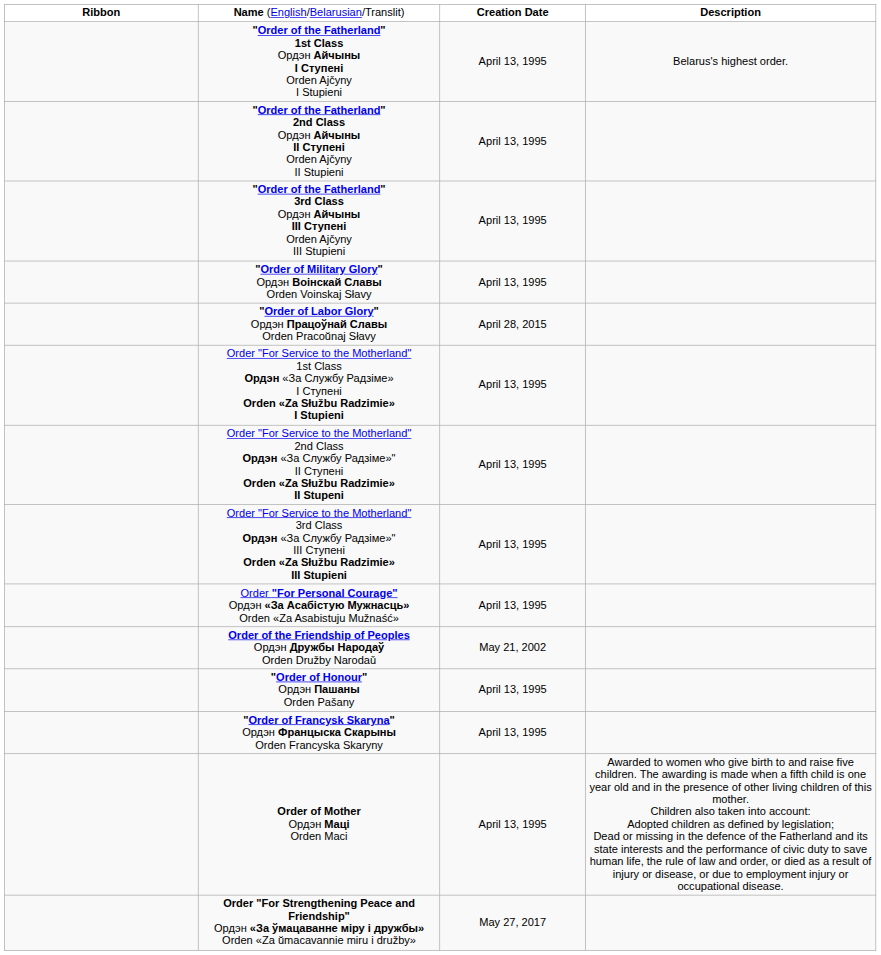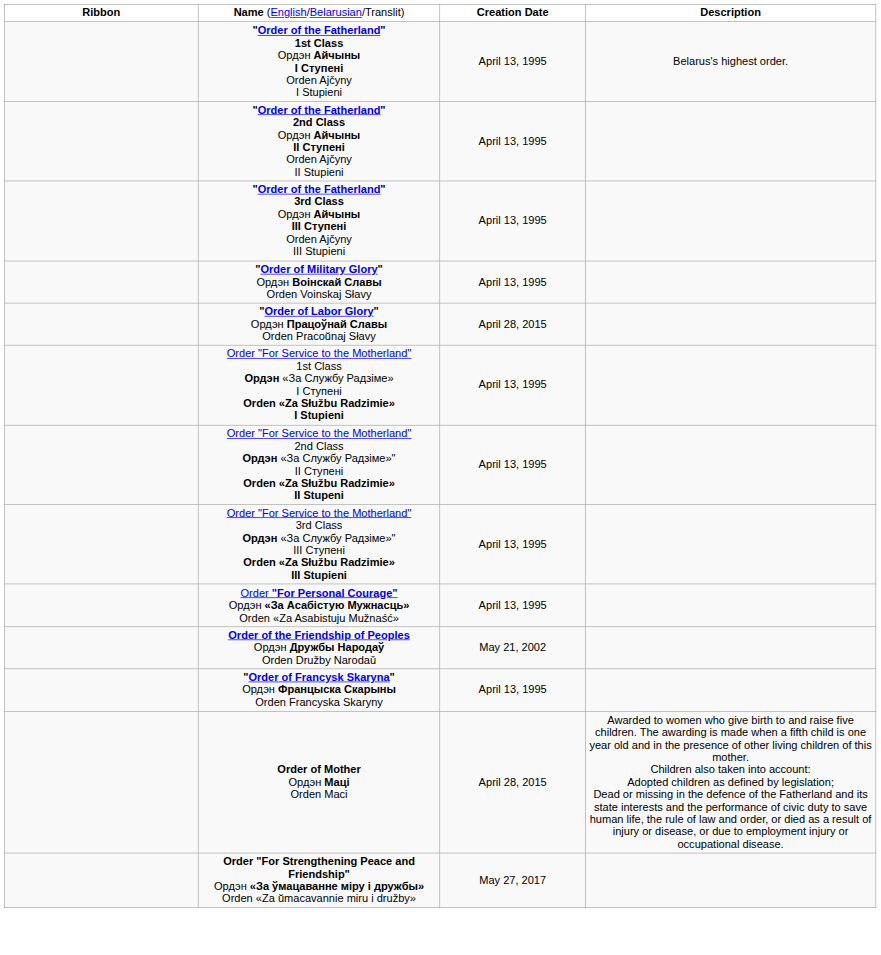- row: (319, 690)
(513, 824) April 13, 1995 -> (513, 782) April 28, 2015
